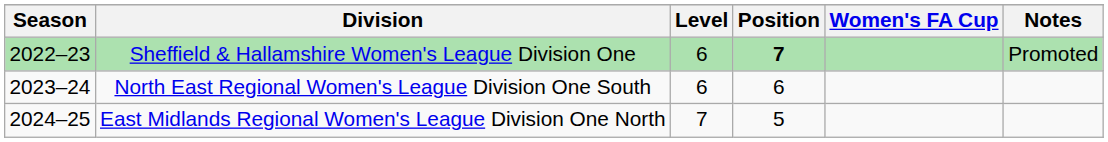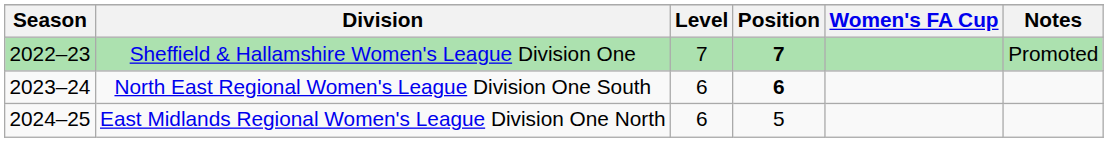(702, 53) 6 -> (702, 53) 7
(779, 86) normal -> (779, 86) bold
(702, 119) 7 -> (702, 119) 6
